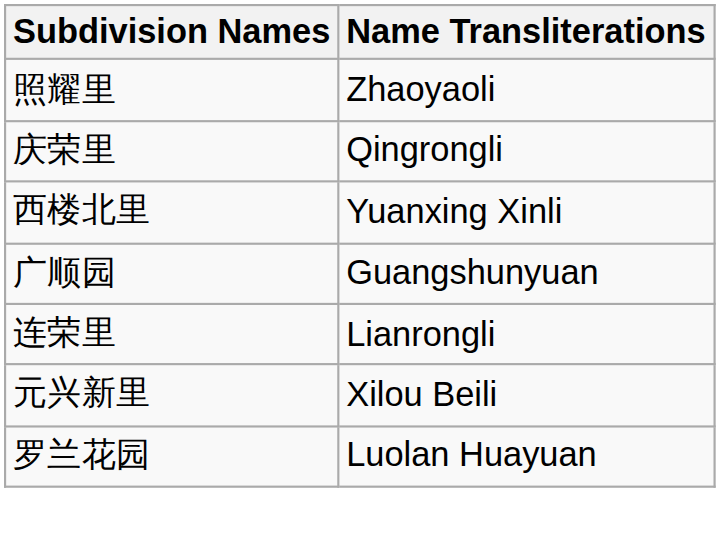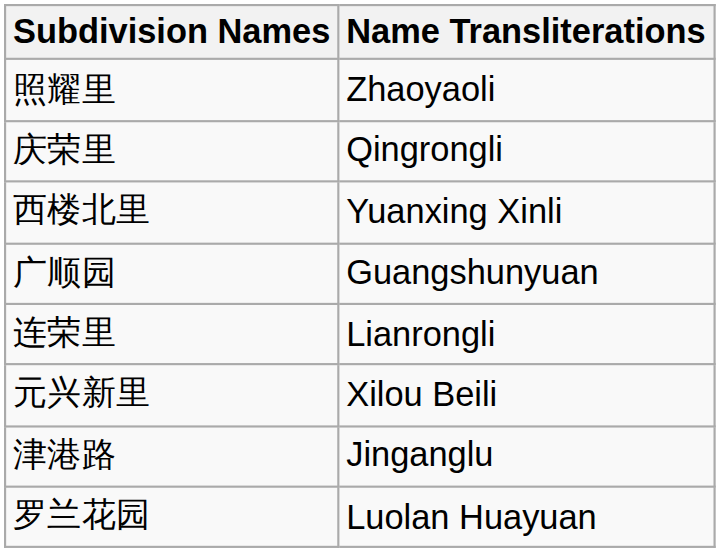+ row: (65, 454)
